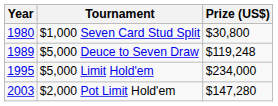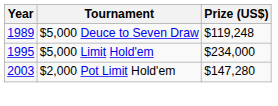- row: (120, 33)
